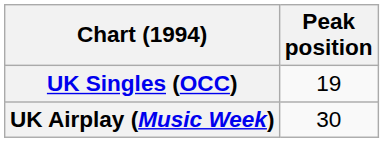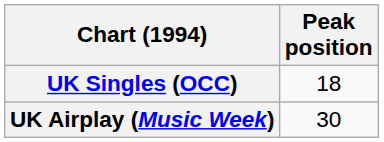(329, 83) 19 -> (329, 83) 18
